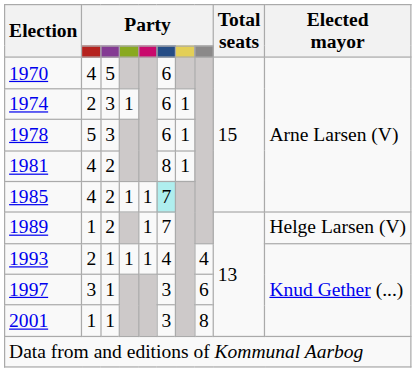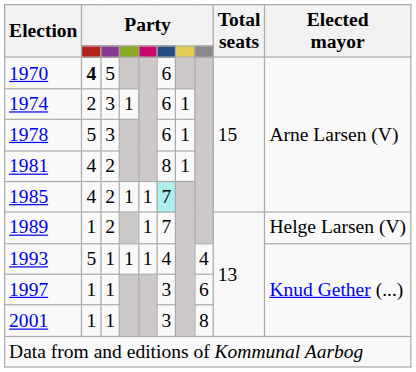(91, 72) normal -> (91, 72) bold
(91, 258) 2 -> (91, 258) 5
(91, 289) 3 -> (91, 289) 1
